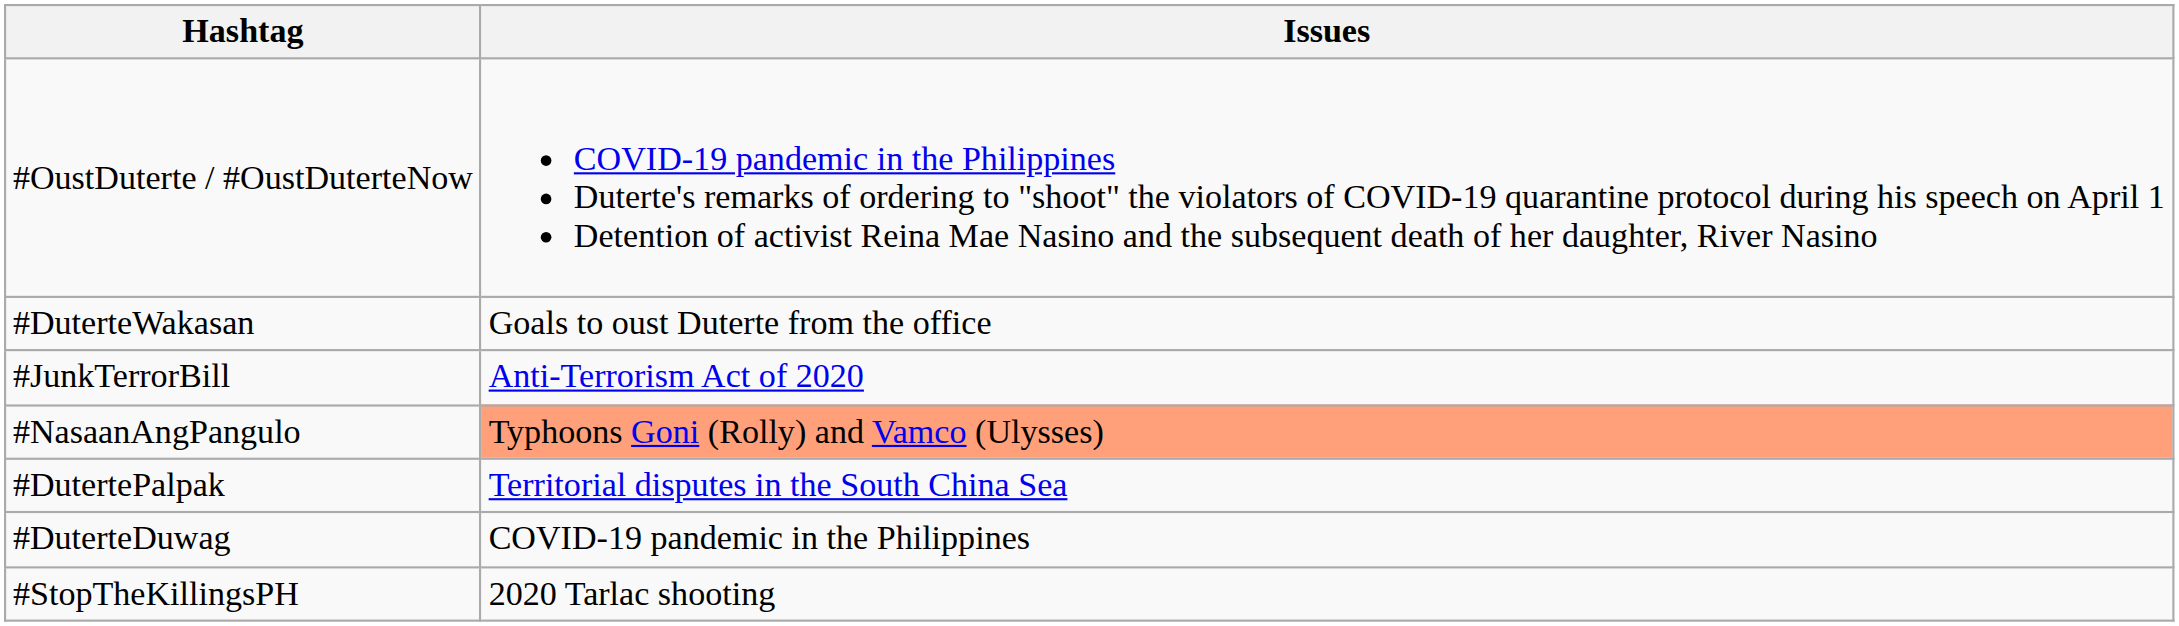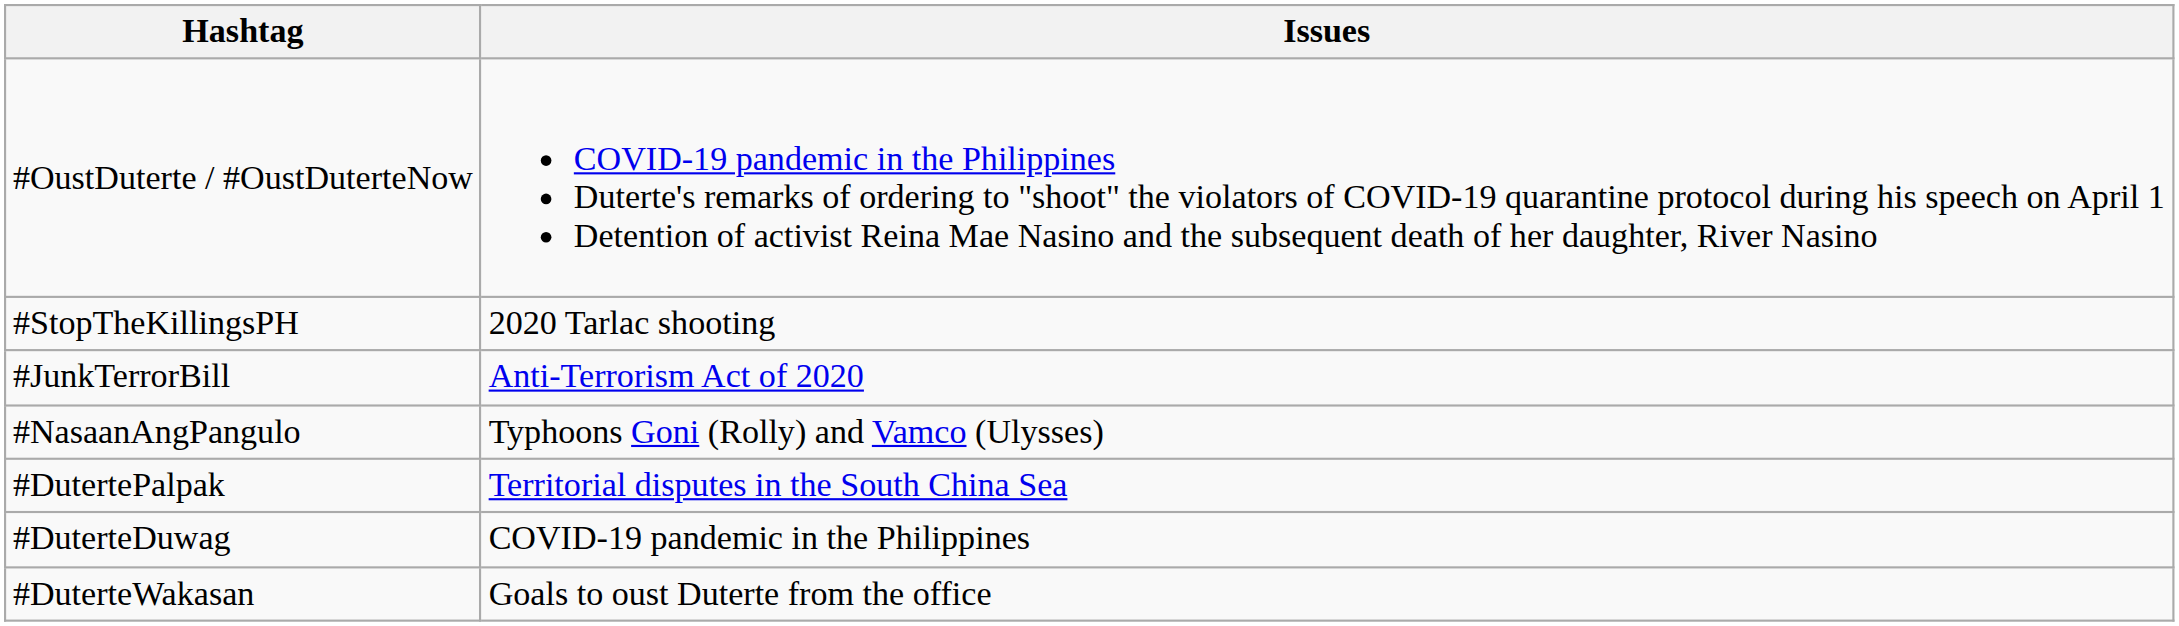rows swapped: (156, 593) <-> (134, 322)
(796, 430) lightsalmon background -> (796, 430) no background
